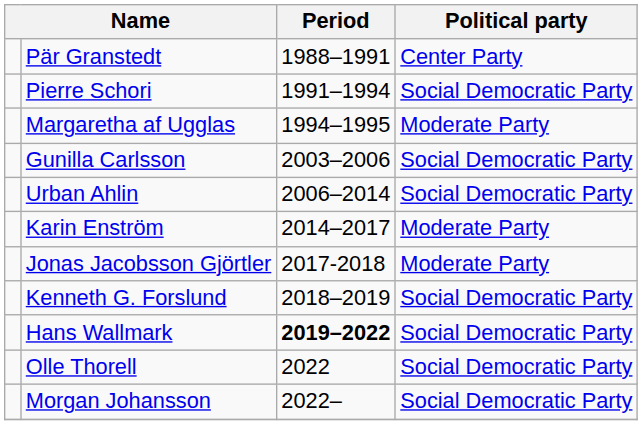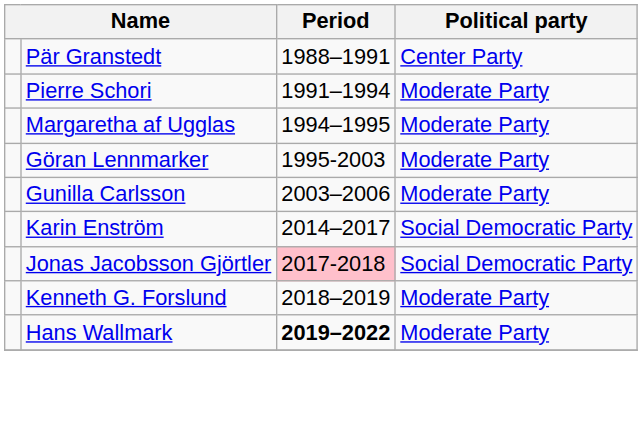(516, 90) Social Democratic Party -> (475, 90) Moderate Party
+ row: (117, 159)
(516, 159) Social Democratic Party -> (475, 194) Moderate Party
- row: (82, 194)
(475, 228) Moderate Party -> (516, 228) Social Democratic Party
(333, 263) no background -> (333, 263) pink background
(475, 263) Moderate Party -> (516, 263) Social Democratic Party
(516, 297) Social Democratic Party -> (475, 297) Moderate Party
(516, 332) Social Democratic Party -> (475, 332) Moderate Party
- row: (81, 366)
- row: (118, 401)
